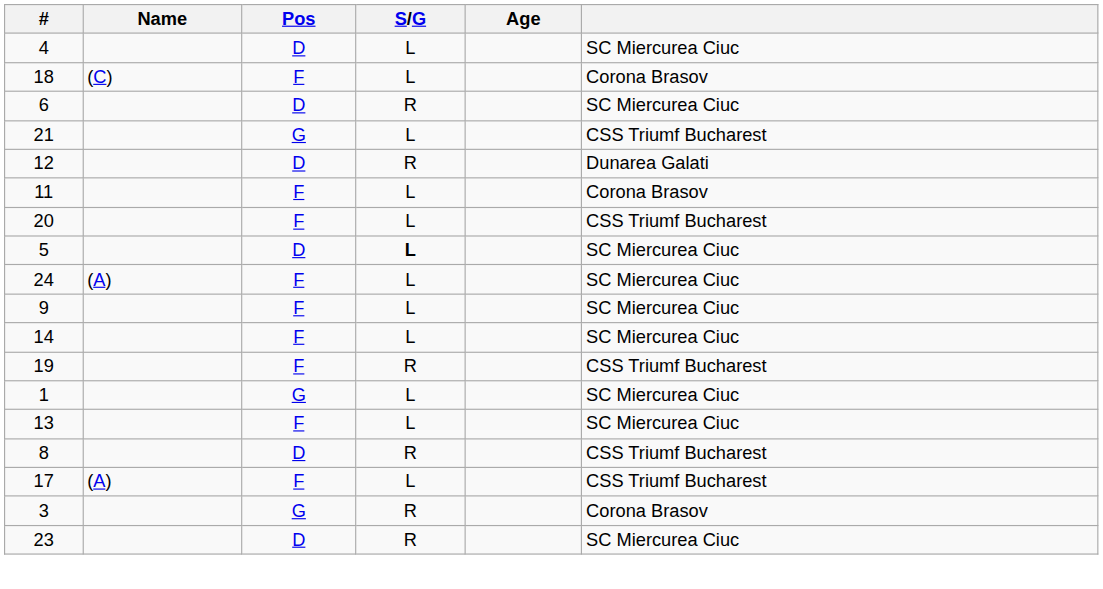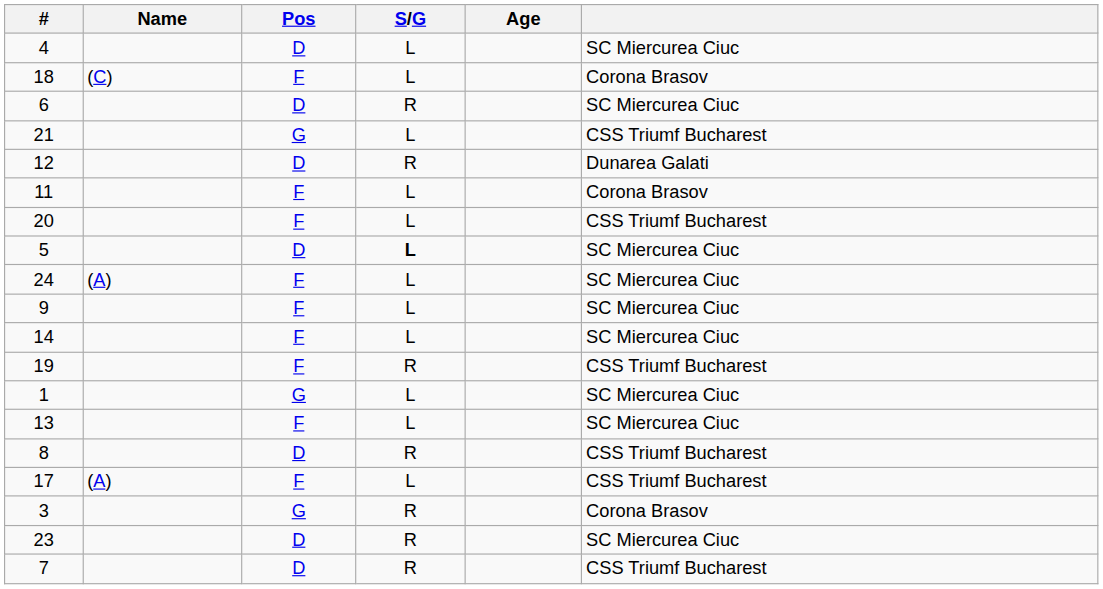+ row: (44, 568)
